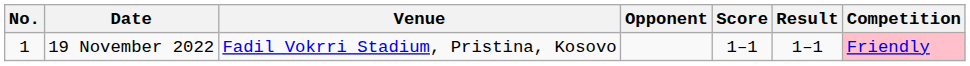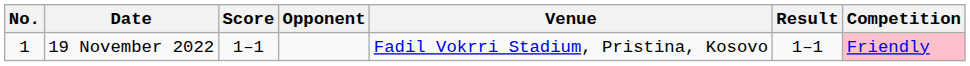columns swapped: (420, 19) <-> (742, 19)
